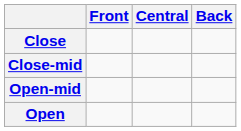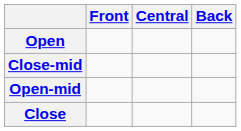rows swapped: (45, 41) <-> (45, 114)
